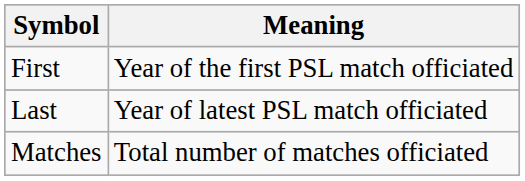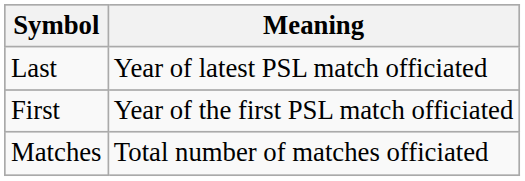rows swapped: (35, 68) <-> (34, 110)
